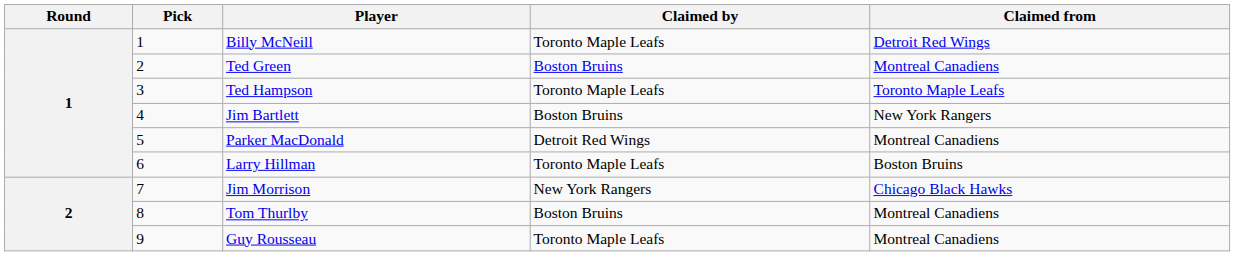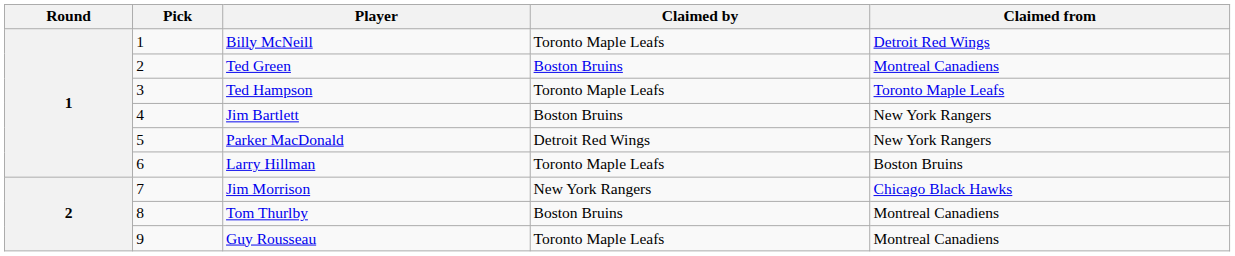(936, 139) Montreal Canadiens -> (932, 139) New York Rangers
